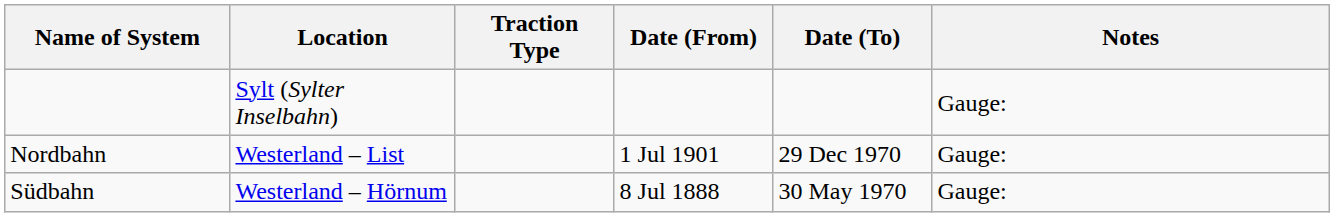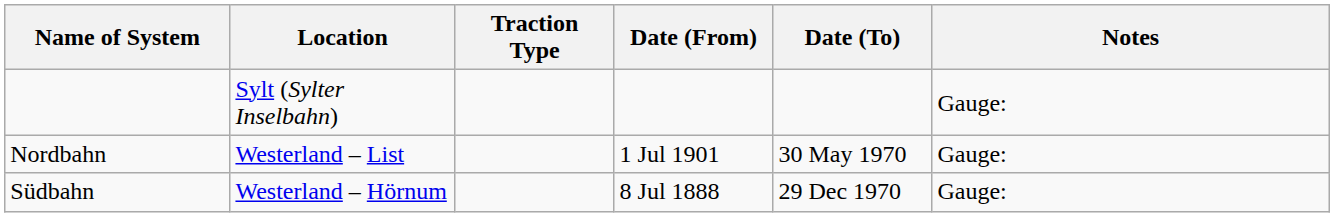(840, 153) 29 Dec 1970 -> (842, 153) 30 May 1970
(842, 191) 30 May 1970 -> (840, 191) 29 Dec 1970
